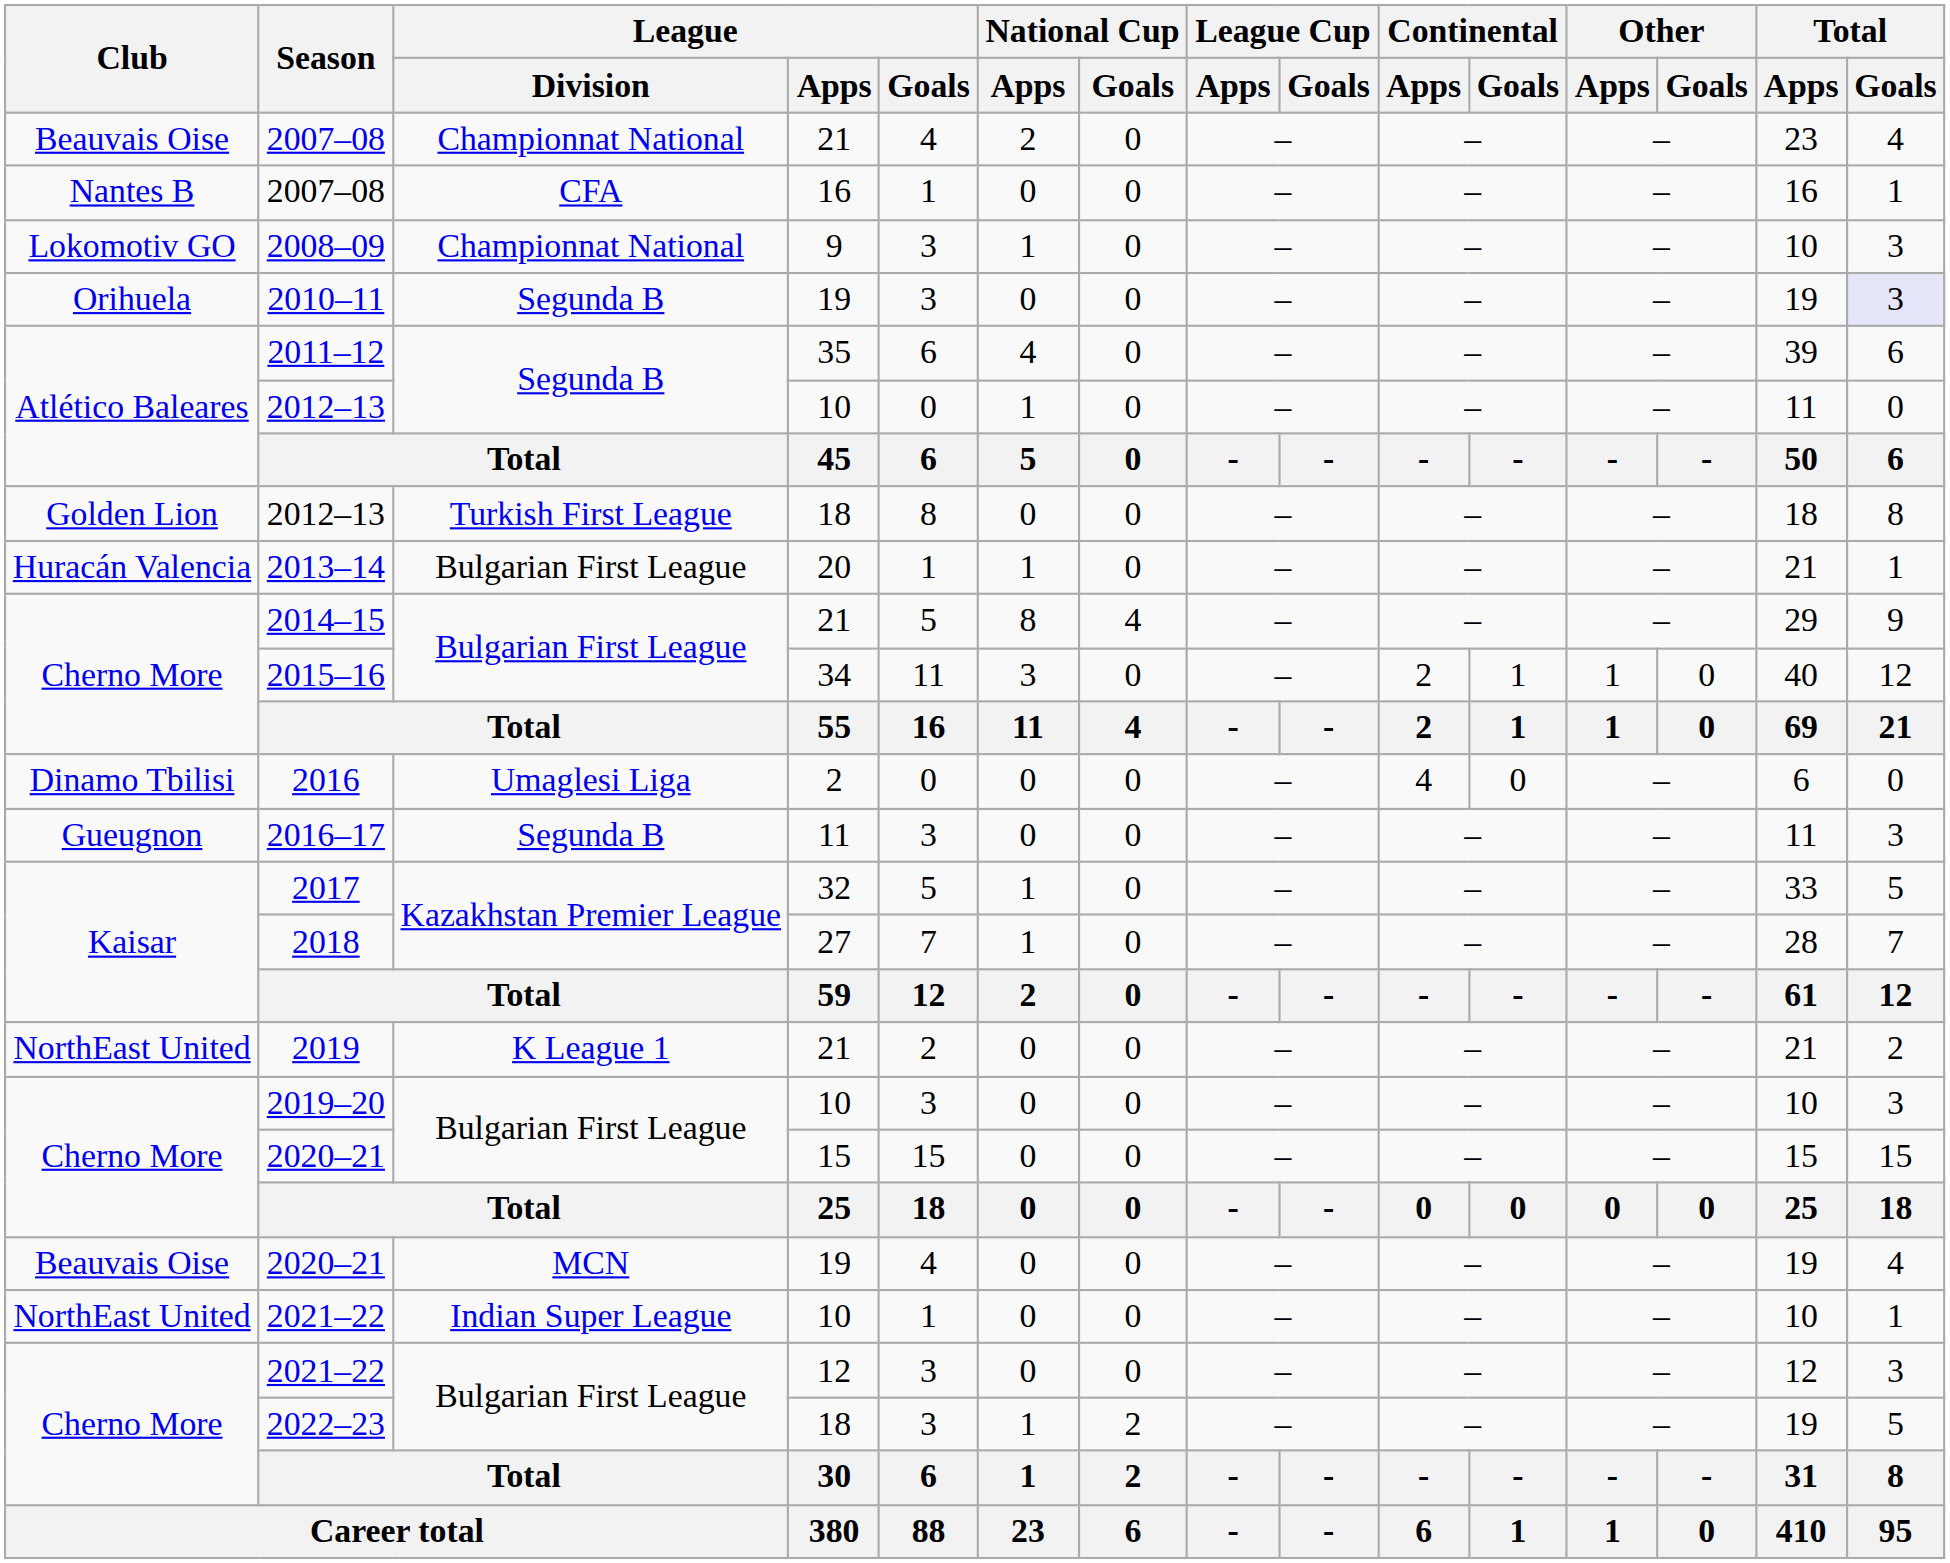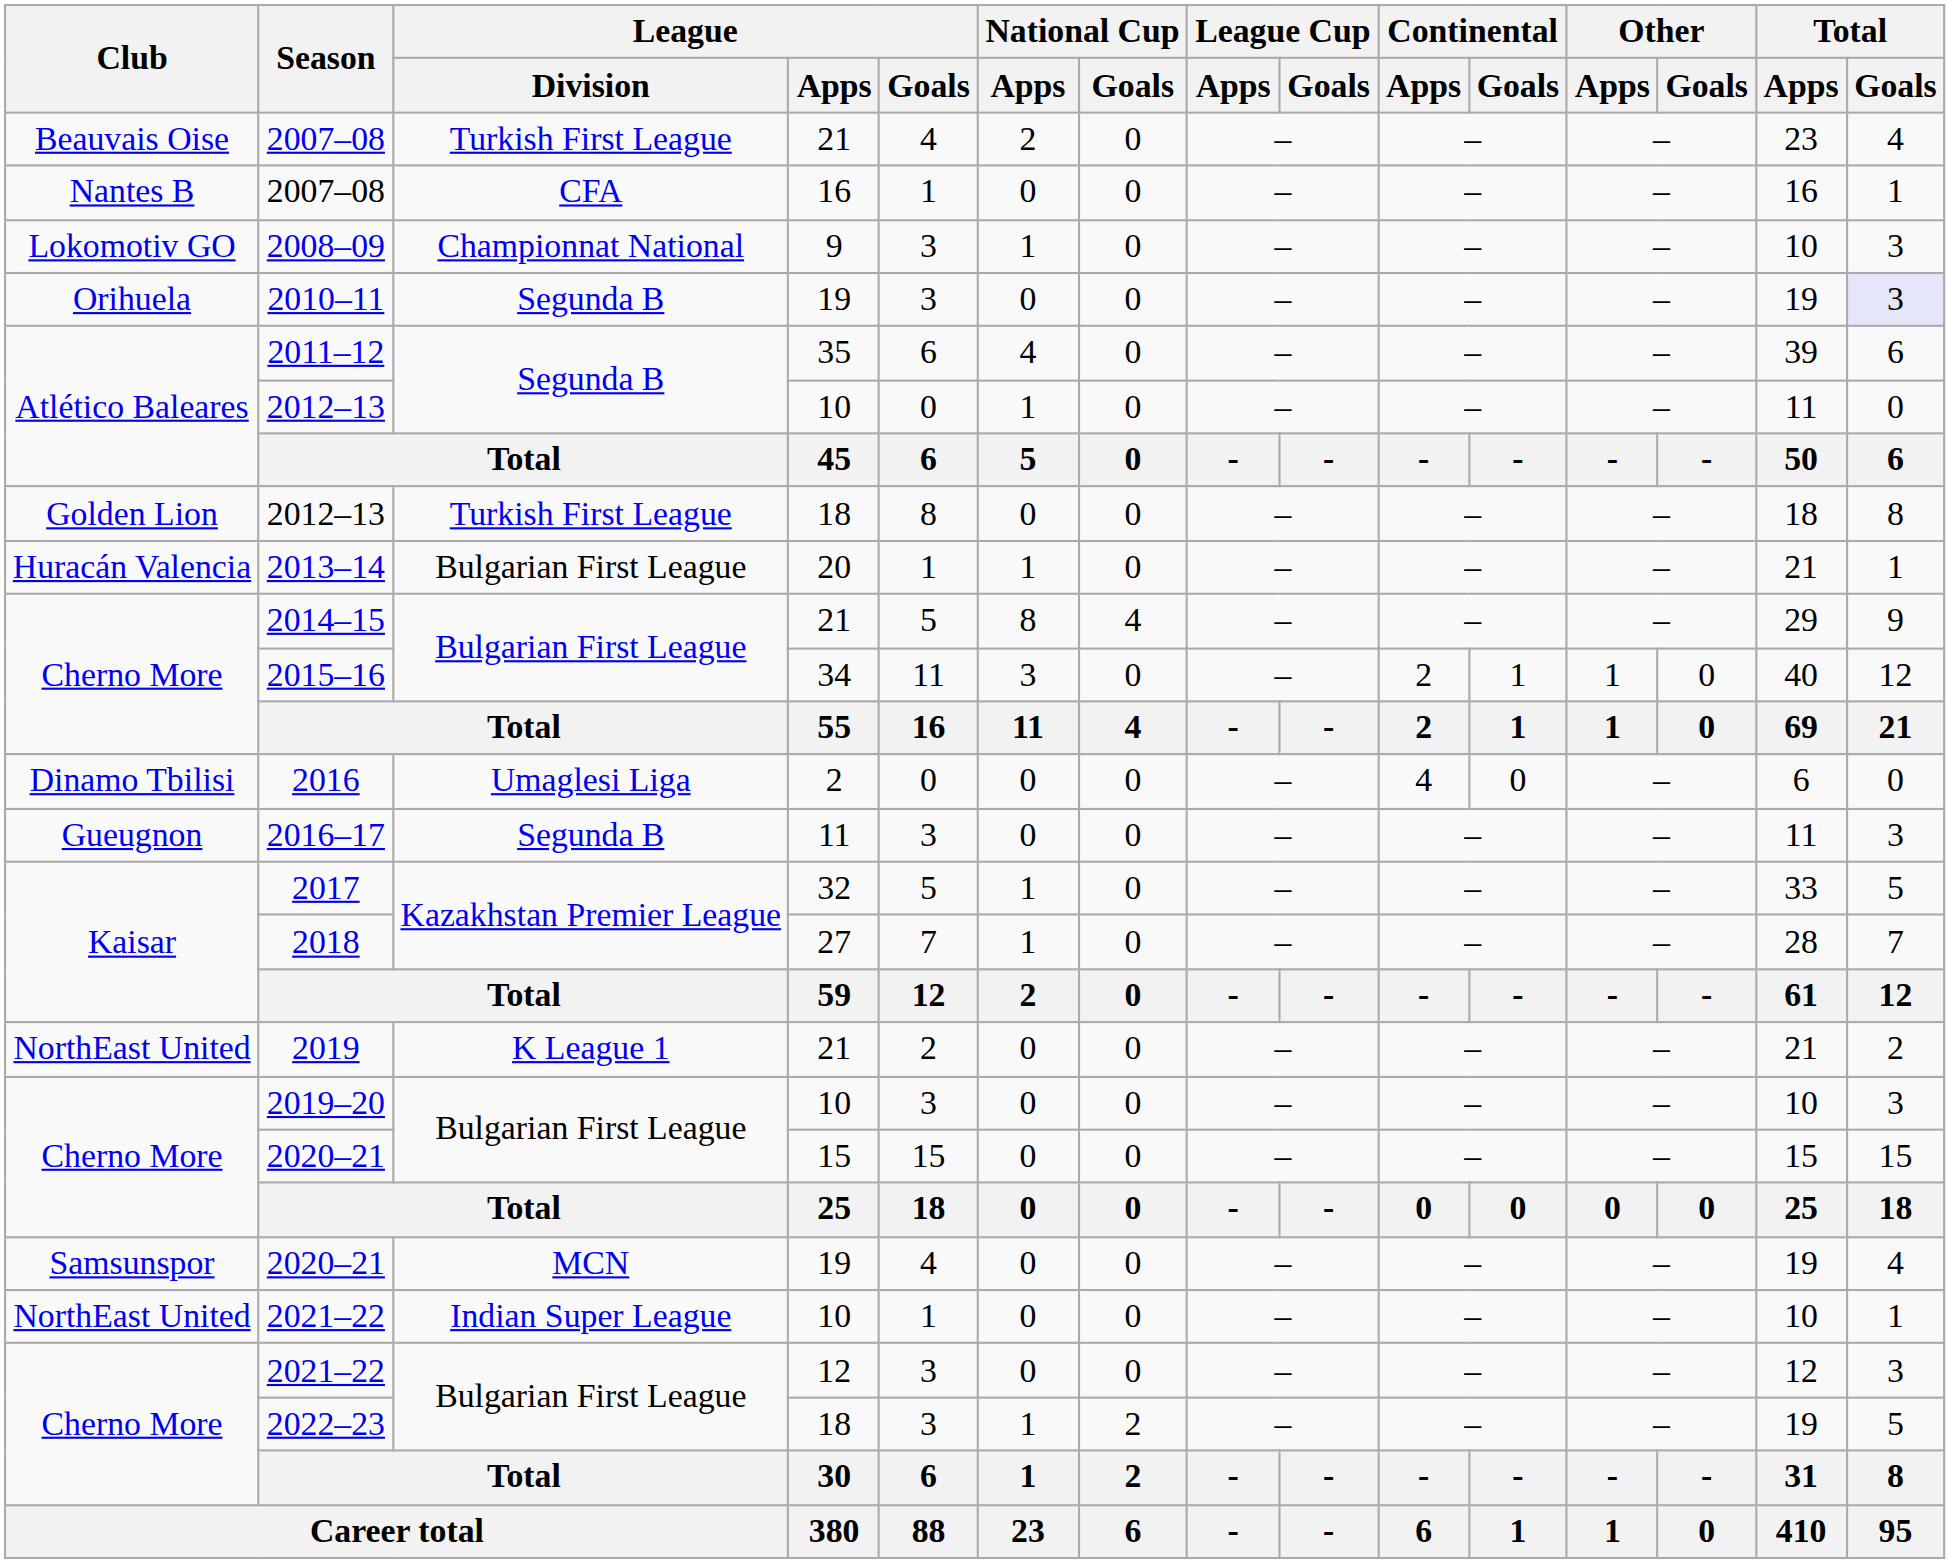(591, 138) Championnat National -> (591, 138) Turkish First League
(132, 1262) Beauvais Oise -> (132, 1262) Samsunspor
